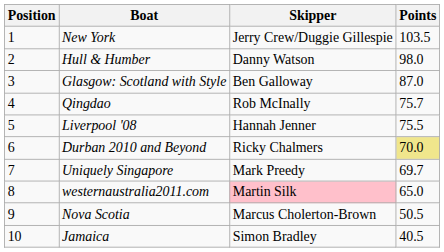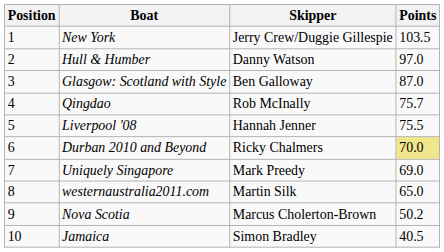(411, 59) 98.0 -> (411, 59) 97.0
(411, 170) 69.7 -> (411, 170) 69.0
(265, 192) pink background -> (265, 192) no background
(411, 214) 50.5 -> (411, 214) 50.2
